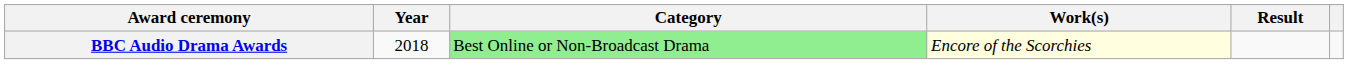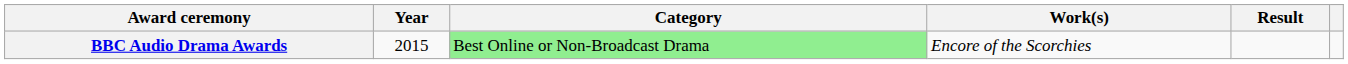(411, 44) 2018 -> (411, 44) 2015
(1011, 44) lightyellow background -> (1011, 44) no background
